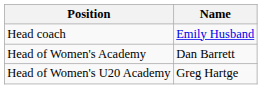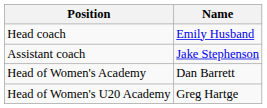+ row: (46, 53)
